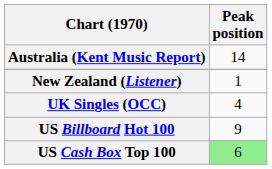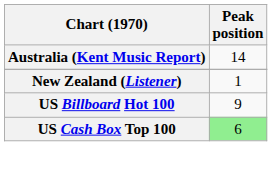- row: (107, 104)
